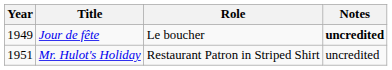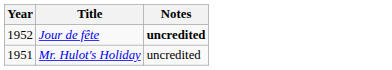- column: (233, 14)
(20, 34) 1949 -> (20, 34) 1952
